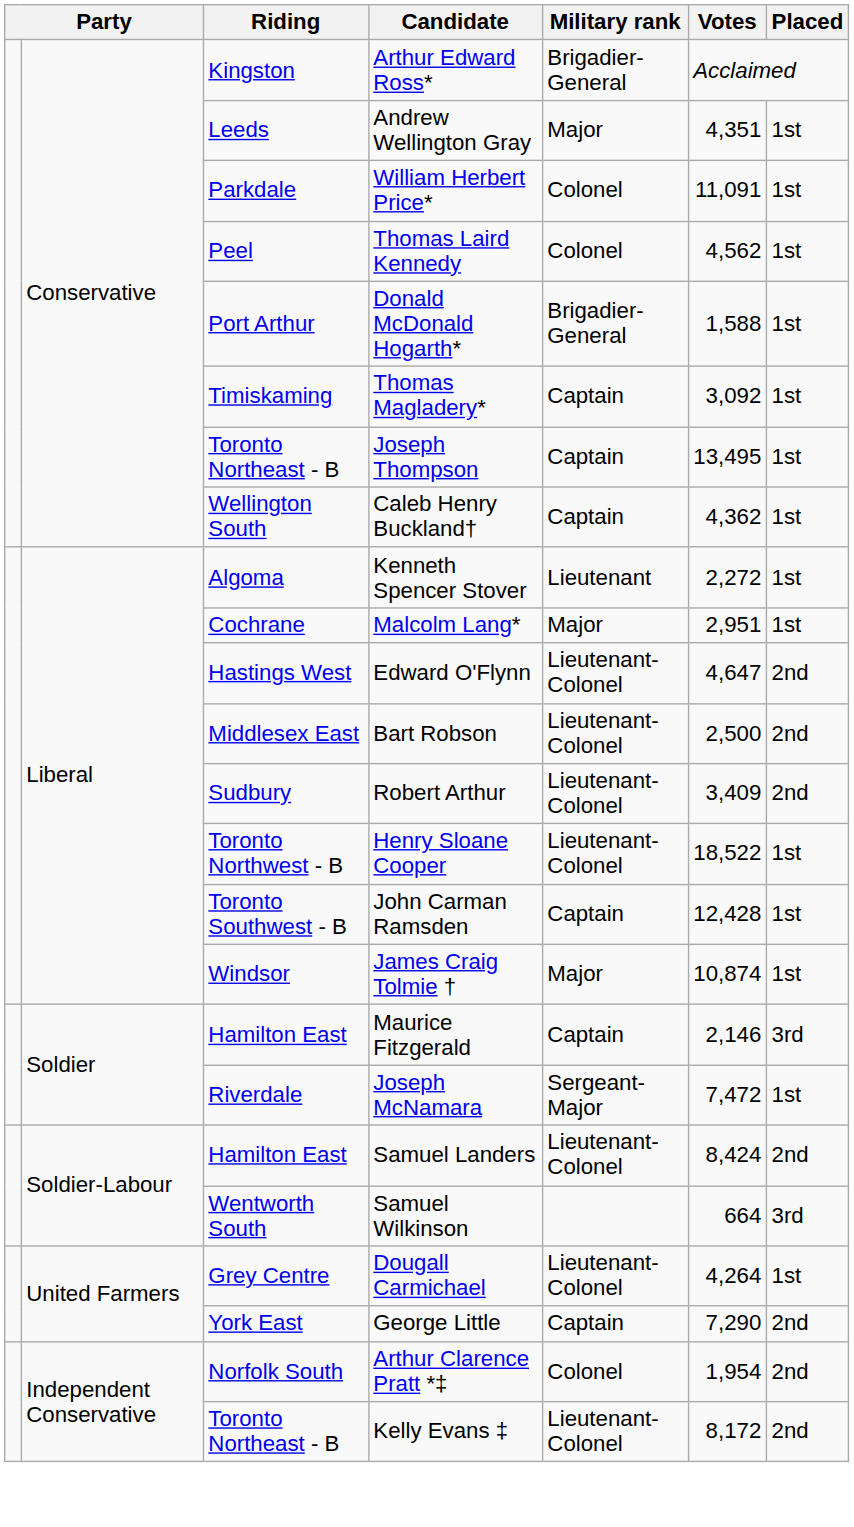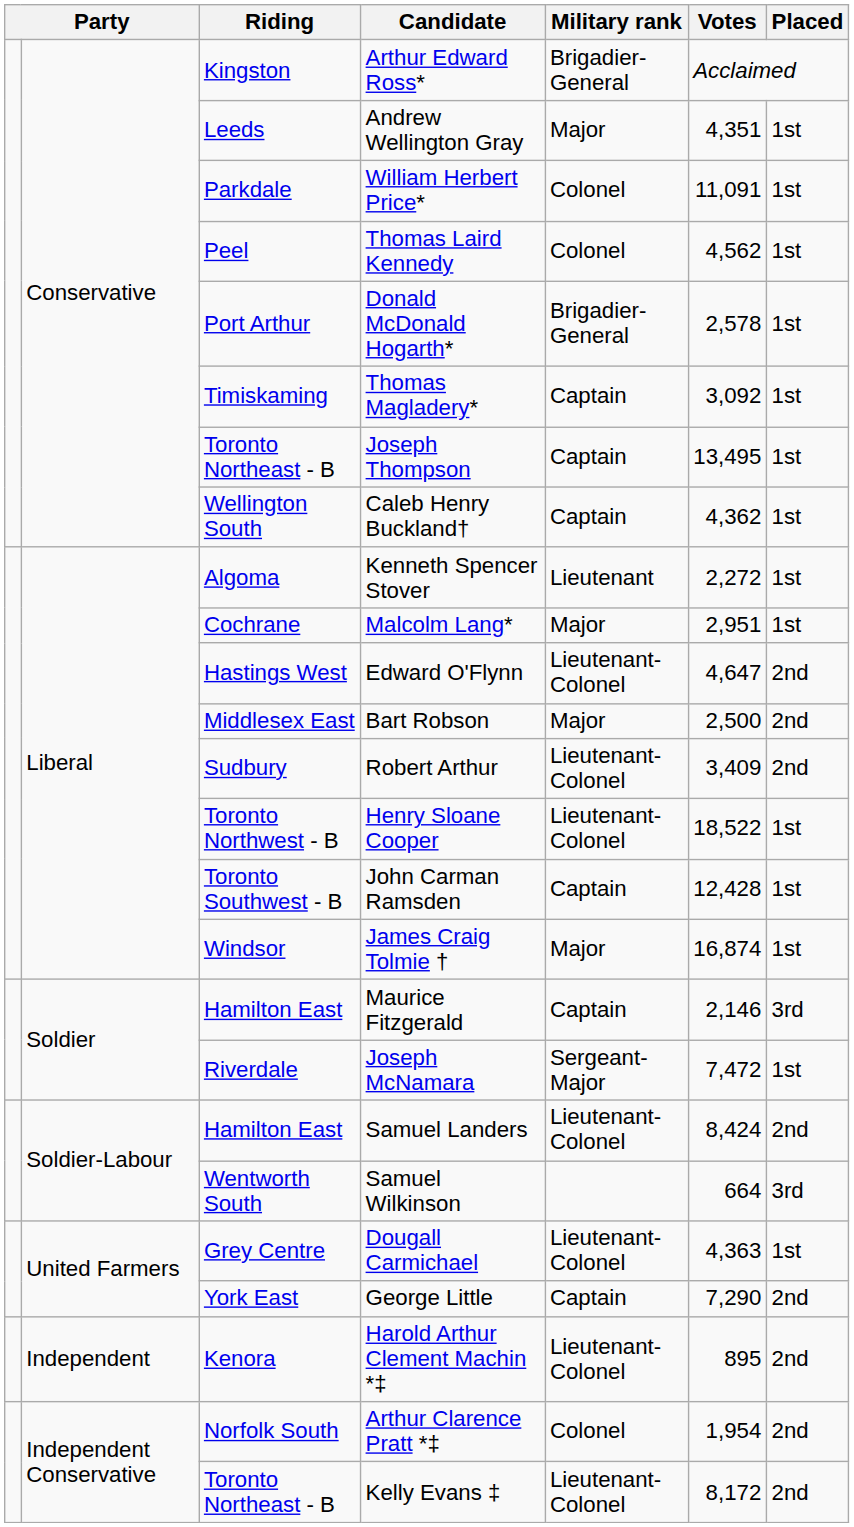(733, 323) 1,588 -> (733, 323) 2,578
(603, 733) Lieutenant-Colonel -> (578, 720) Major
(727, 974) 10,874 -> (727, 949) 16,874
(733, 1275) 4,264 -> (733, 1250) 4,363
+ row: (446, 1358)
